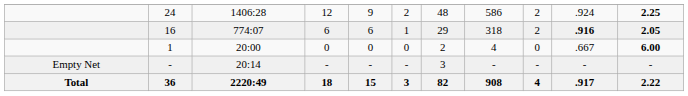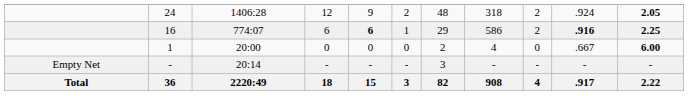(494, 13) 586 -> (494, 13) 318
(651, 13) 2.25 -> (651, 13) 2.05
(370, 30) normal -> (370, 30) bold
(494, 30) 318 -> (494, 30) 586
(651, 30) 2.05 -> (651, 30) 2.25
